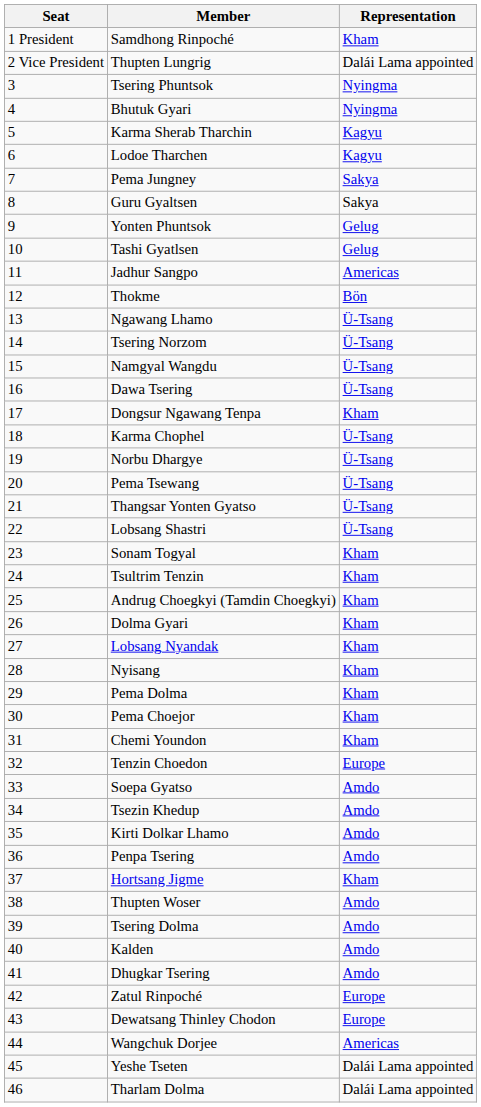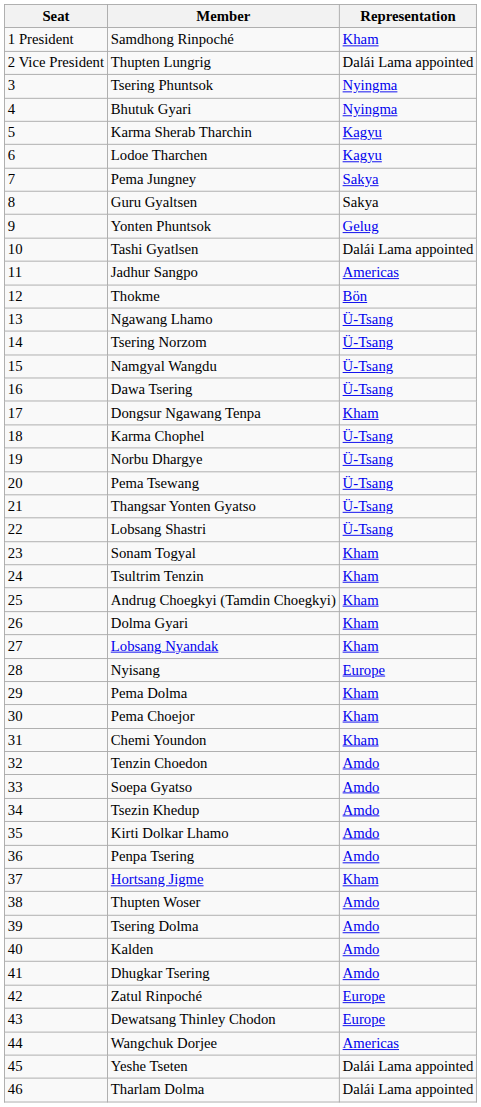(361, 249) Gelug -> (408, 249) Dalái Lama appointed
(361, 669) Kham -> (364, 669) Europe
(364, 763) Europe -> (361, 763) Amdo
